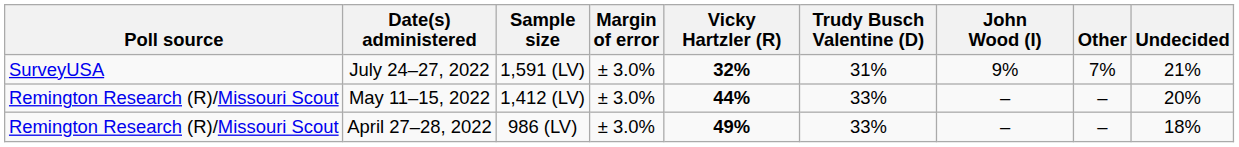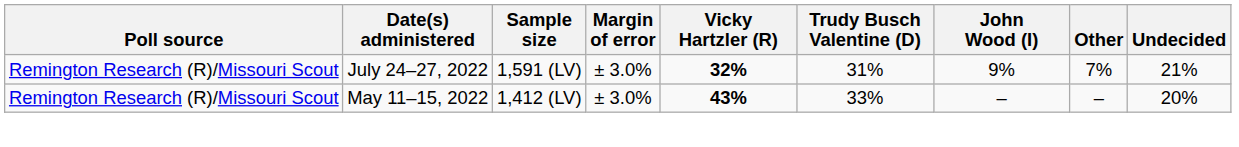(57, 69) SurveyUSA -> (174, 69) Remington Research (R)/Missouri Scout
(732, 98) 44% -> (728, 98) 43%
- row: (419, 127)
